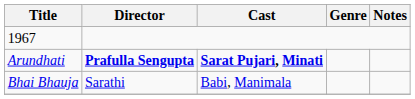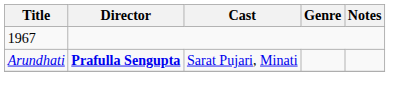(262, 60) bold -> (242, 60) normal
- row: (43, 82)
